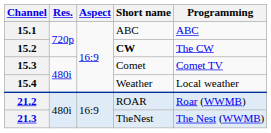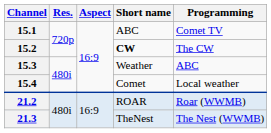(187, 30) ABC -> (199, 30) Comet TV
(131, 65) Comet -> (134, 65) Weather
(199, 65) Comet TV -> (187, 65) ABC
(134, 83) Weather -> (131, 83) Comet
